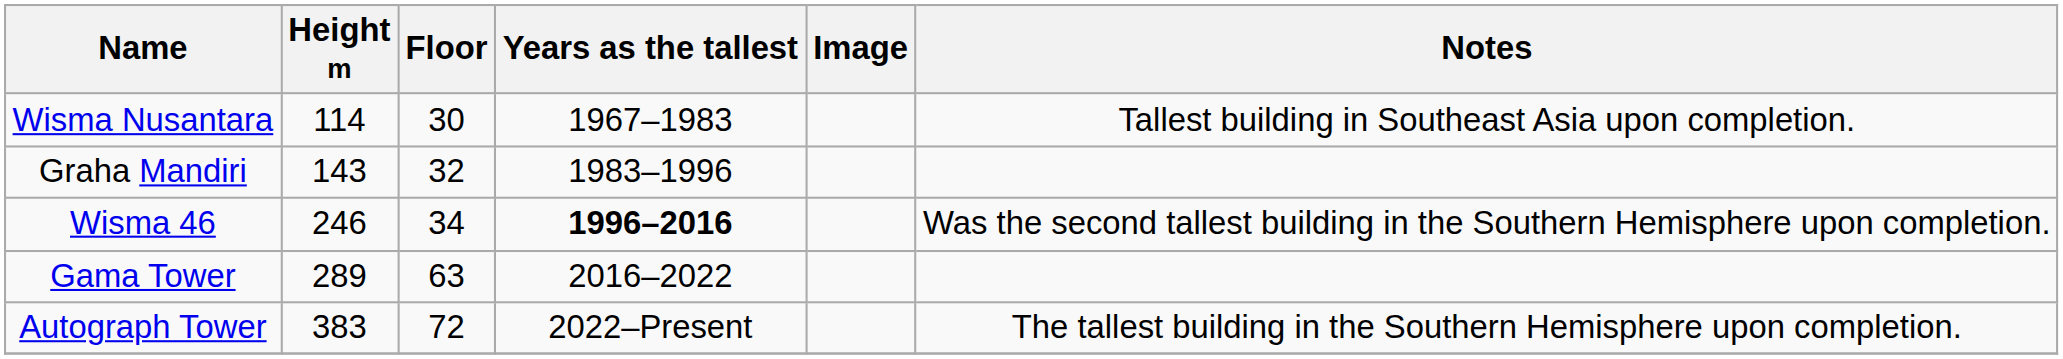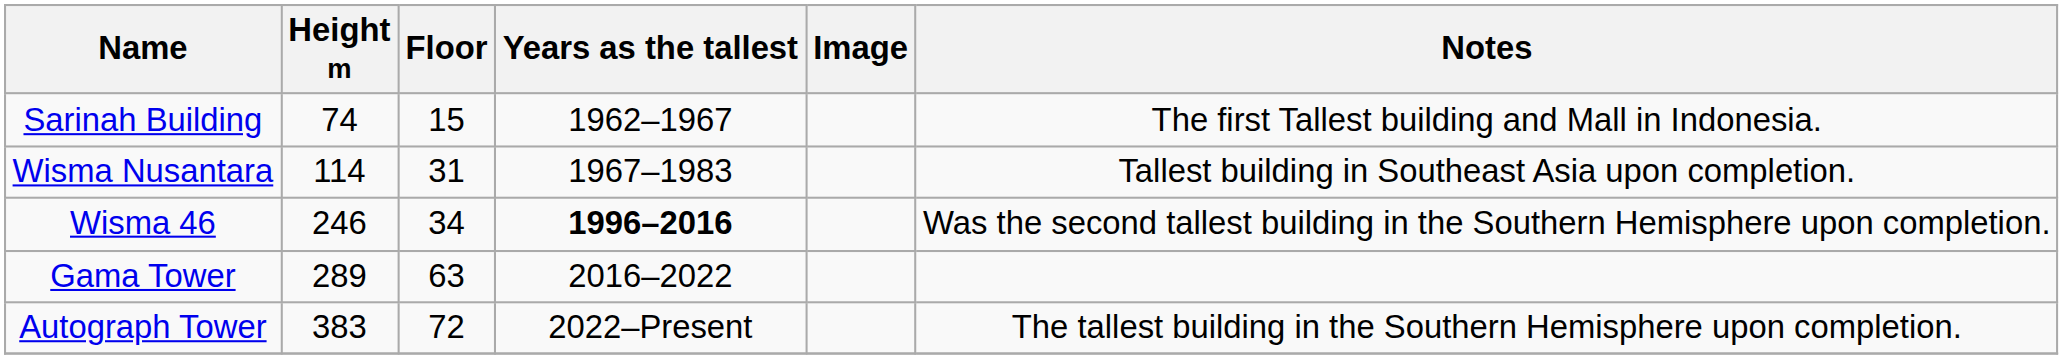+ row: (143, 119)
(447, 119) 30 -> (447, 171) 31
- row: (143, 171)
